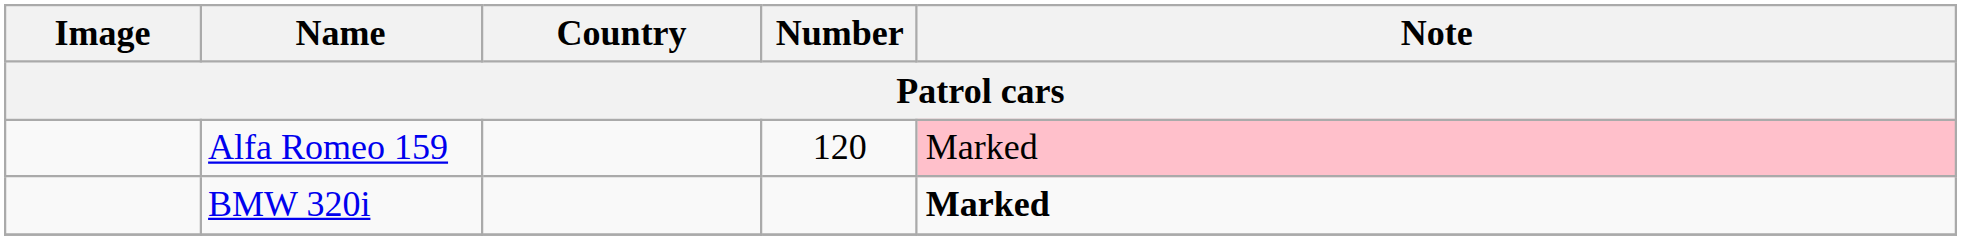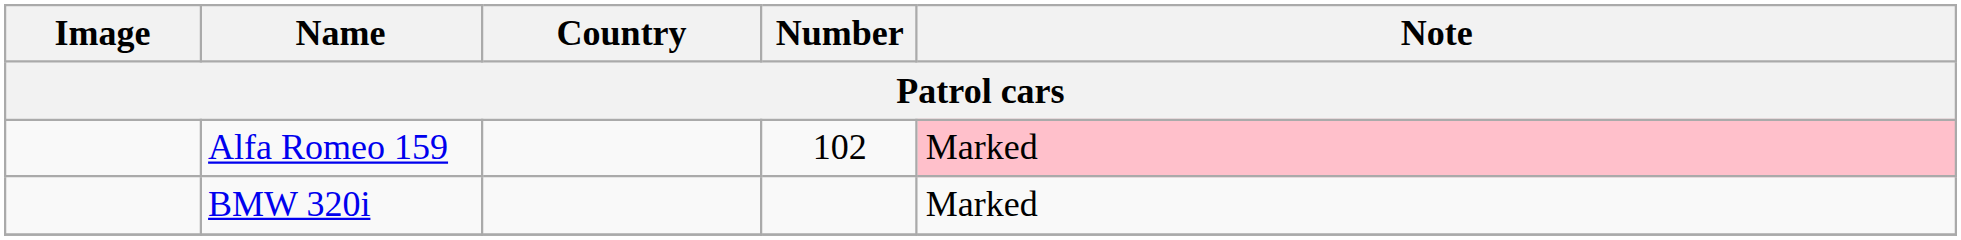(840, 147) 120 -> (840, 147) 102
(988, 204) bold -> (982, 204) normal
